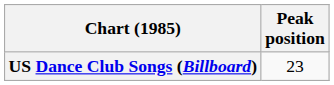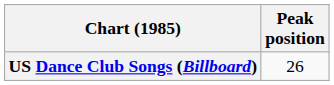(295, 66) 23 -> (295, 66) 26
